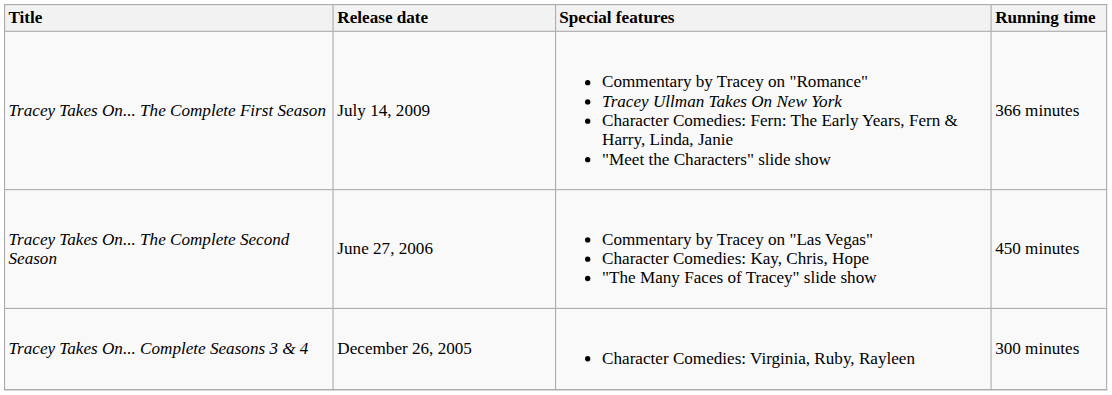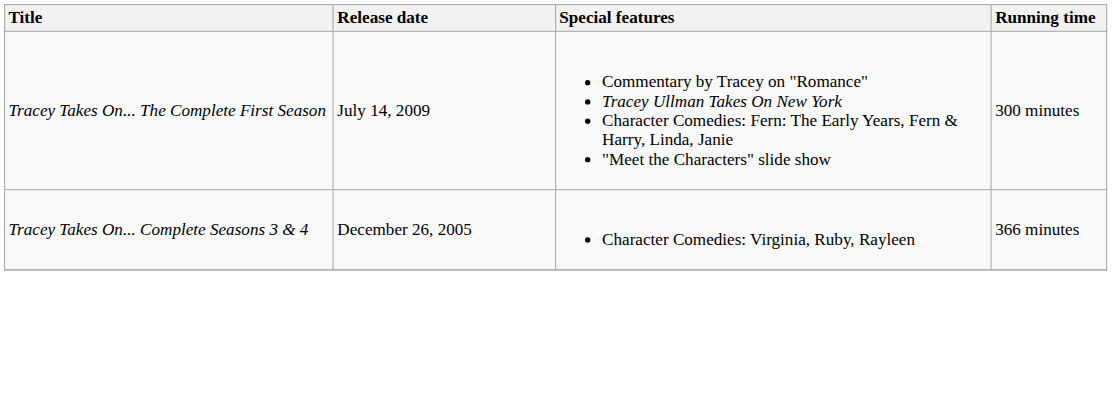(1037, 110) 366 minutes -> (1037, 110) 300 minutes
- row: (149, 248)
(1037, 348) 300 minutes -> (1037, 229) 366 minutes
